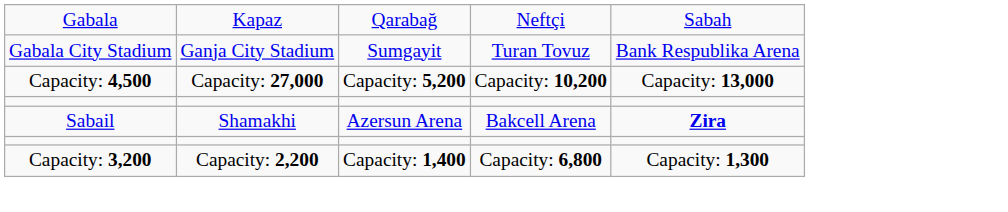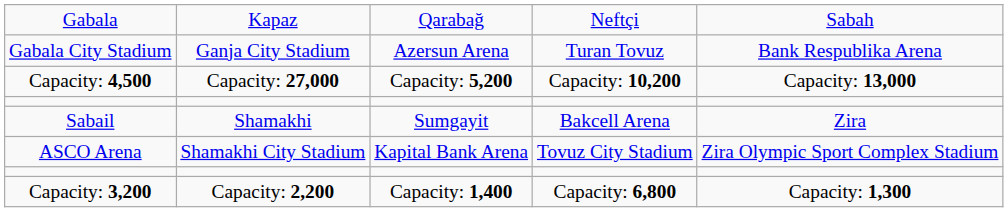(404, 50) Sumgayit -> (451, 50) Azersun Arena
(404, 120) Azersun Arena -> (451, 120) Sumgayit
(708, 120) bold -> (850, 120) normal
+ row: (90, 151)
